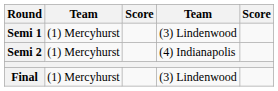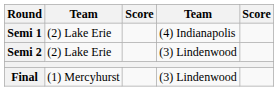(84, 33) (1) Mercyhurst -> (79, 33) (2) Lake Erie
(198, 33) (3) Lindenwood -> (197, 33) (4) Indianapolis
(84, 52) (1) Mercyhurst -> (79, 52) (2) Lake Erie
(197, 52) (4) Indianapolis -> (198, 52) (3) Lindenwood
